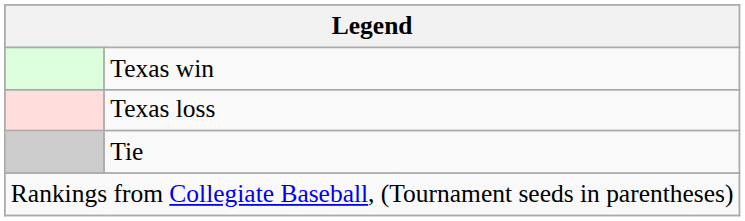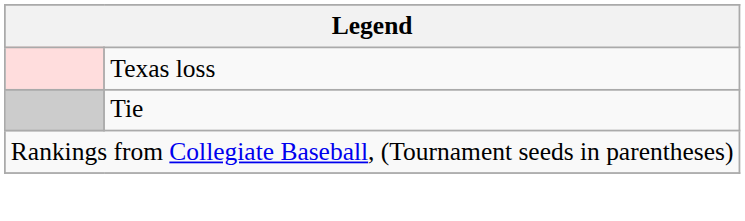- row: (162, 67)
